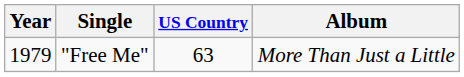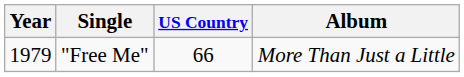(203, 54) 63 -> (203, 54) 66
